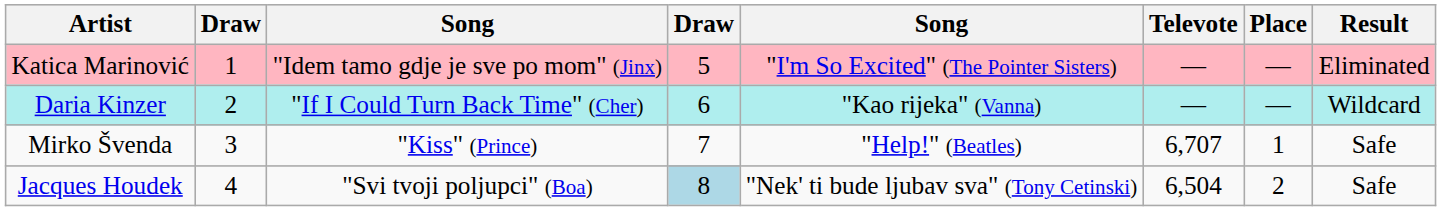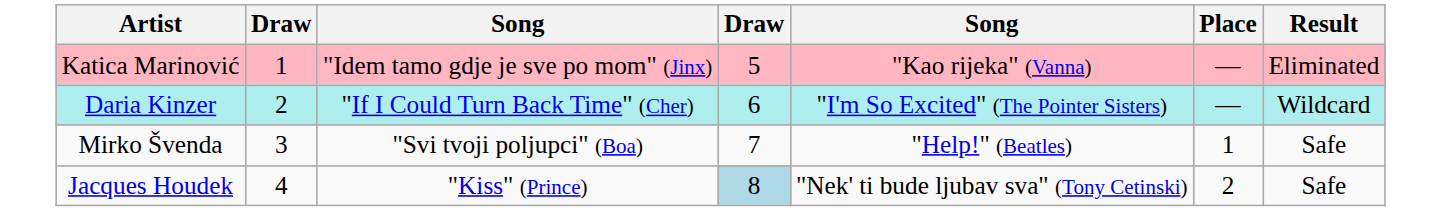- column: (1193, 24)
(942, 64) "I'm So Excited" (The Pointer Sisters) -> (992, 64) "Kao rijeka" (Vanna)
(942, 104) "Kao rijeka" (Vanna) -> (992, 104) "I'm So Excited" (The Pointer Sisters)
(467, 144) "Kiss" (Prince) -> (518, 144) "Svi tvoji poljupci" (Boa)
(467, 184) "Svi tvoji poljupci" (Boa) -> (518, 184) "Kiss" (Prince)
